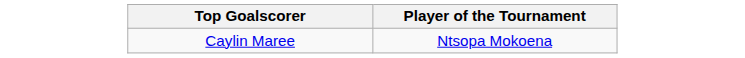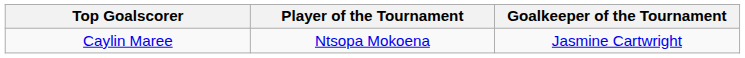+ column: (617, 16)
